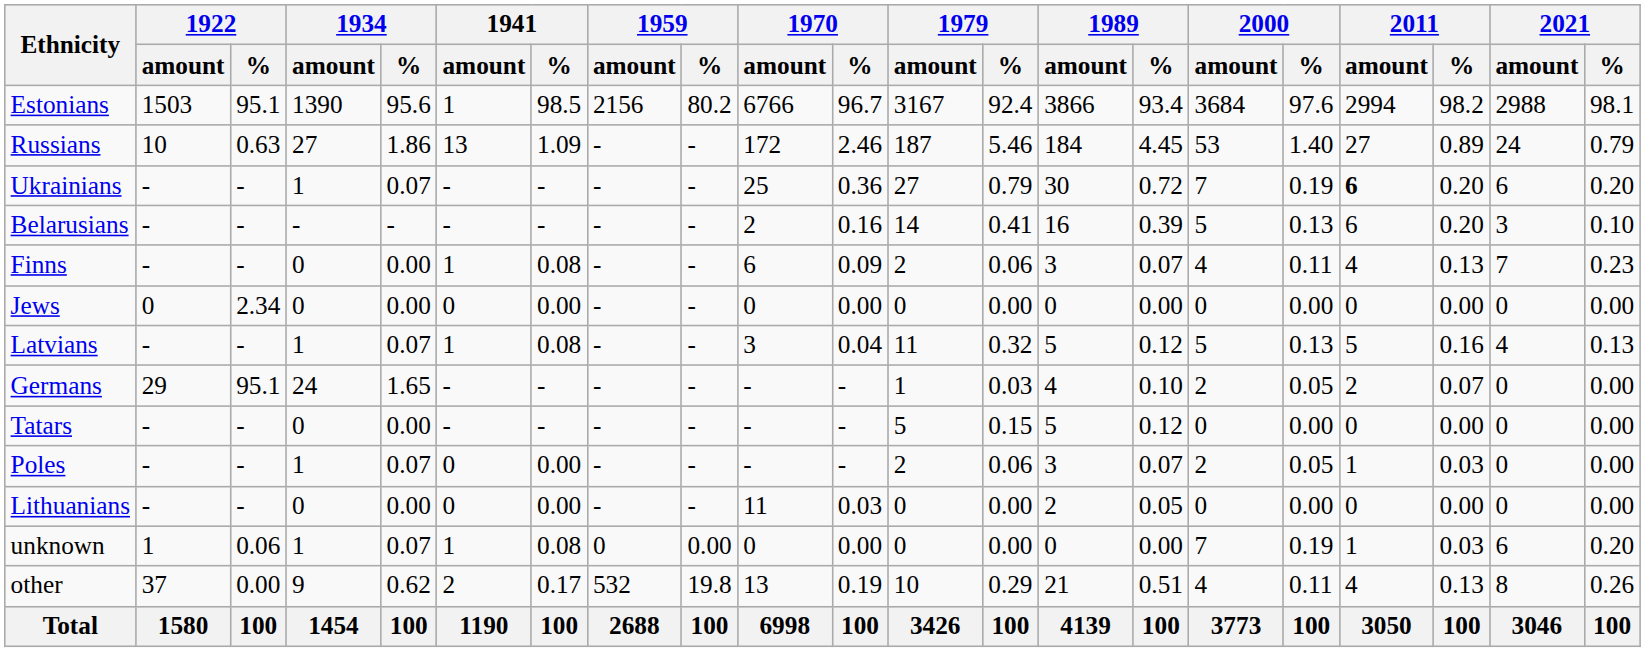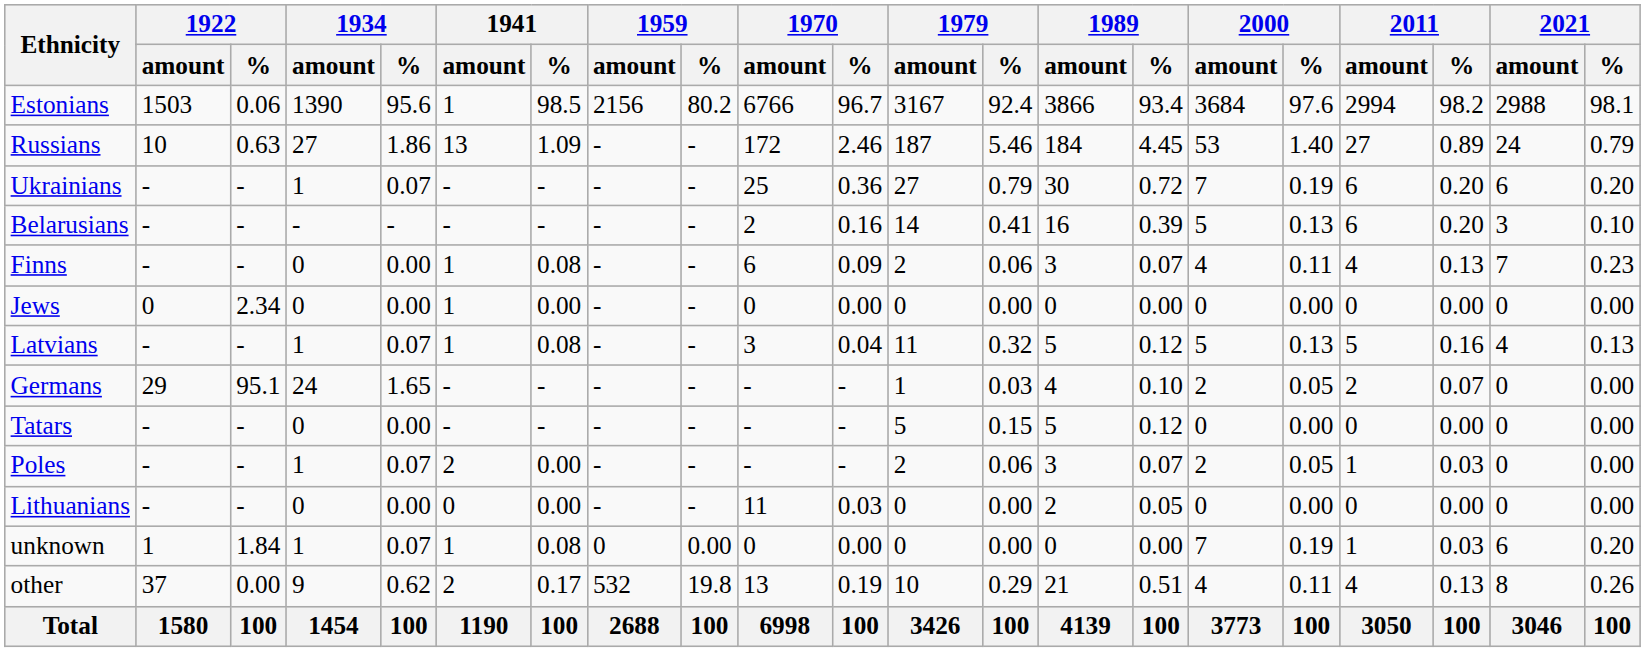(258, 104) 95.1 -> (258, 104) 0.06
(1351, 184) bold -> (1351, 184) normal
(449, 305) 0 -> (449, 305) 1
(449, 465) 0 -> (449, 465) 2
(258, 545) 0.06 -> (258, 545) 1.84
